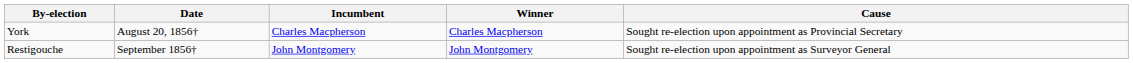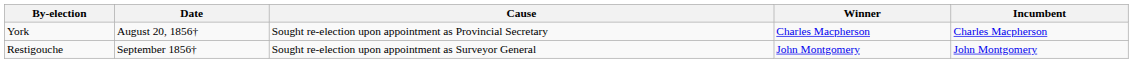columns swapped: (358, 13) <-> (876, 13)
